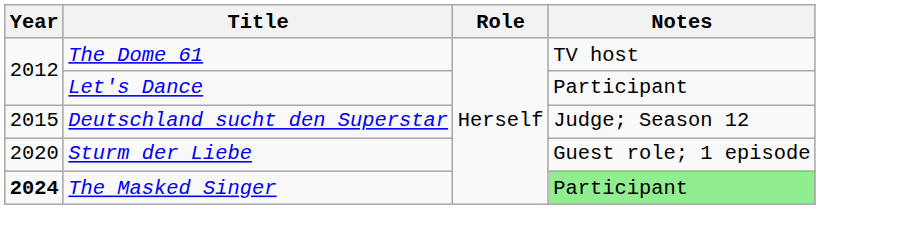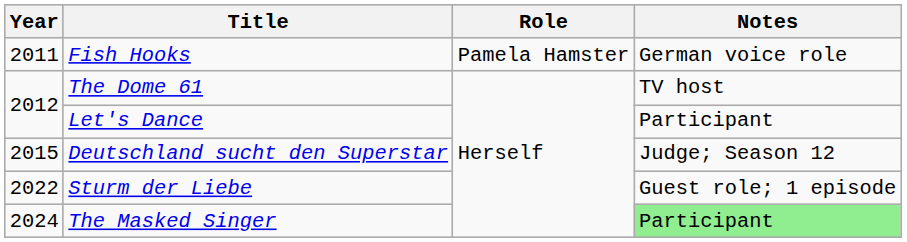+ row: (130, 55)
(34, 154) 2020 -> (34, 188) 2022
(34, 188) bold -> (34, 221) normal
